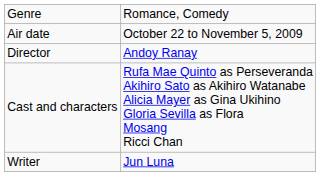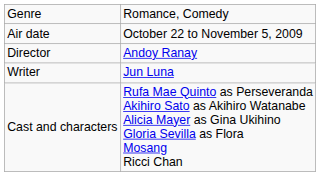rows swapped: (24, 161) <-> (62, 107)
